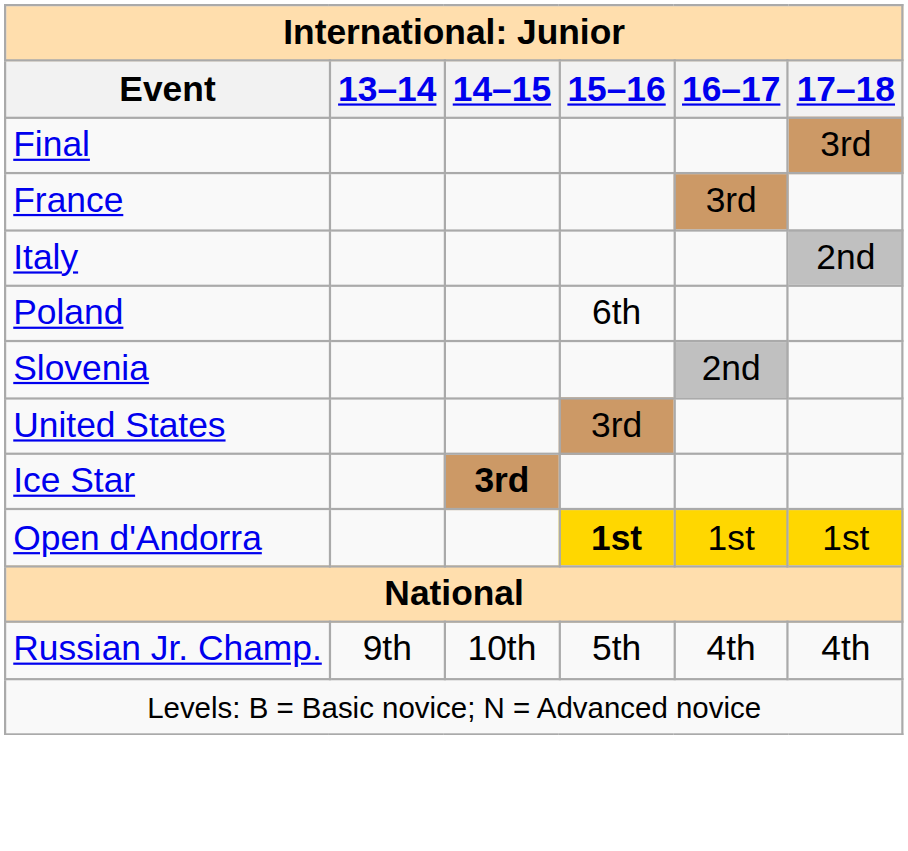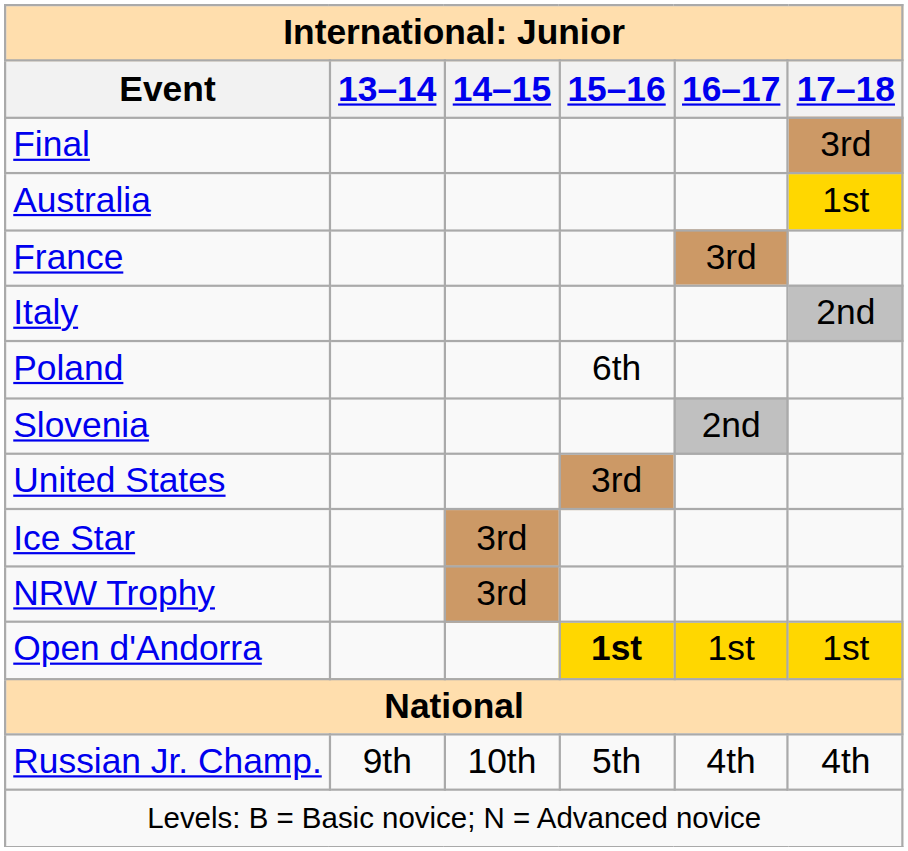+ row: (82, 200)
(502, 481) bold -> (502, 537) normal
+ row: (114, 593)
